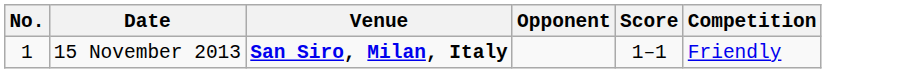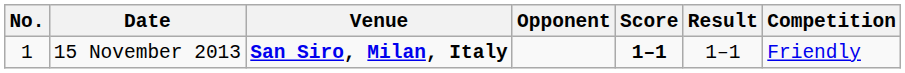+ column: (723, 21)
(649, 52) normal -> (649, 52) bold
